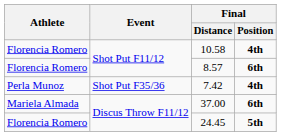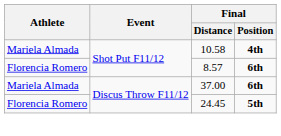(47, 49) Florencia Romero -> (43, 49) Mariela Almada
- row: (213, 86)
